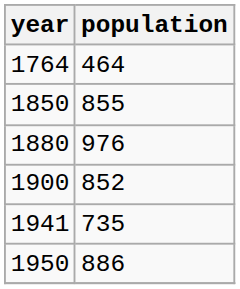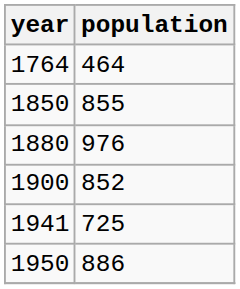(103, 224) 735 -> (103, 224) 725
